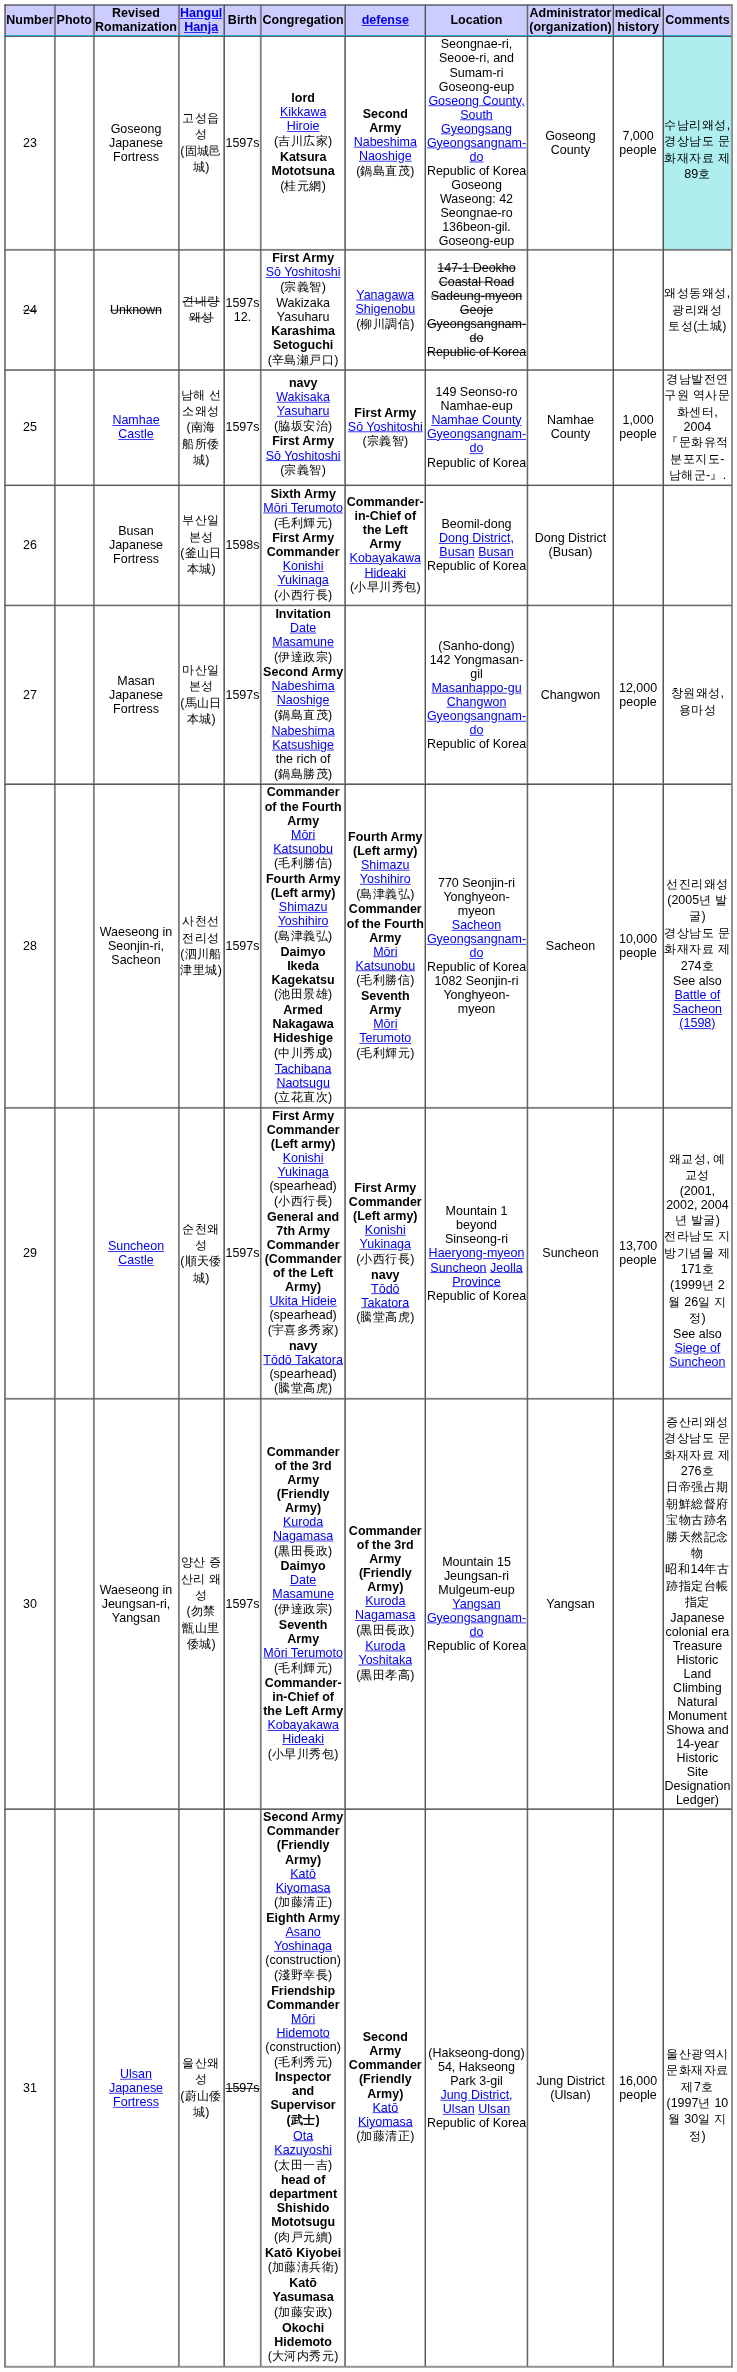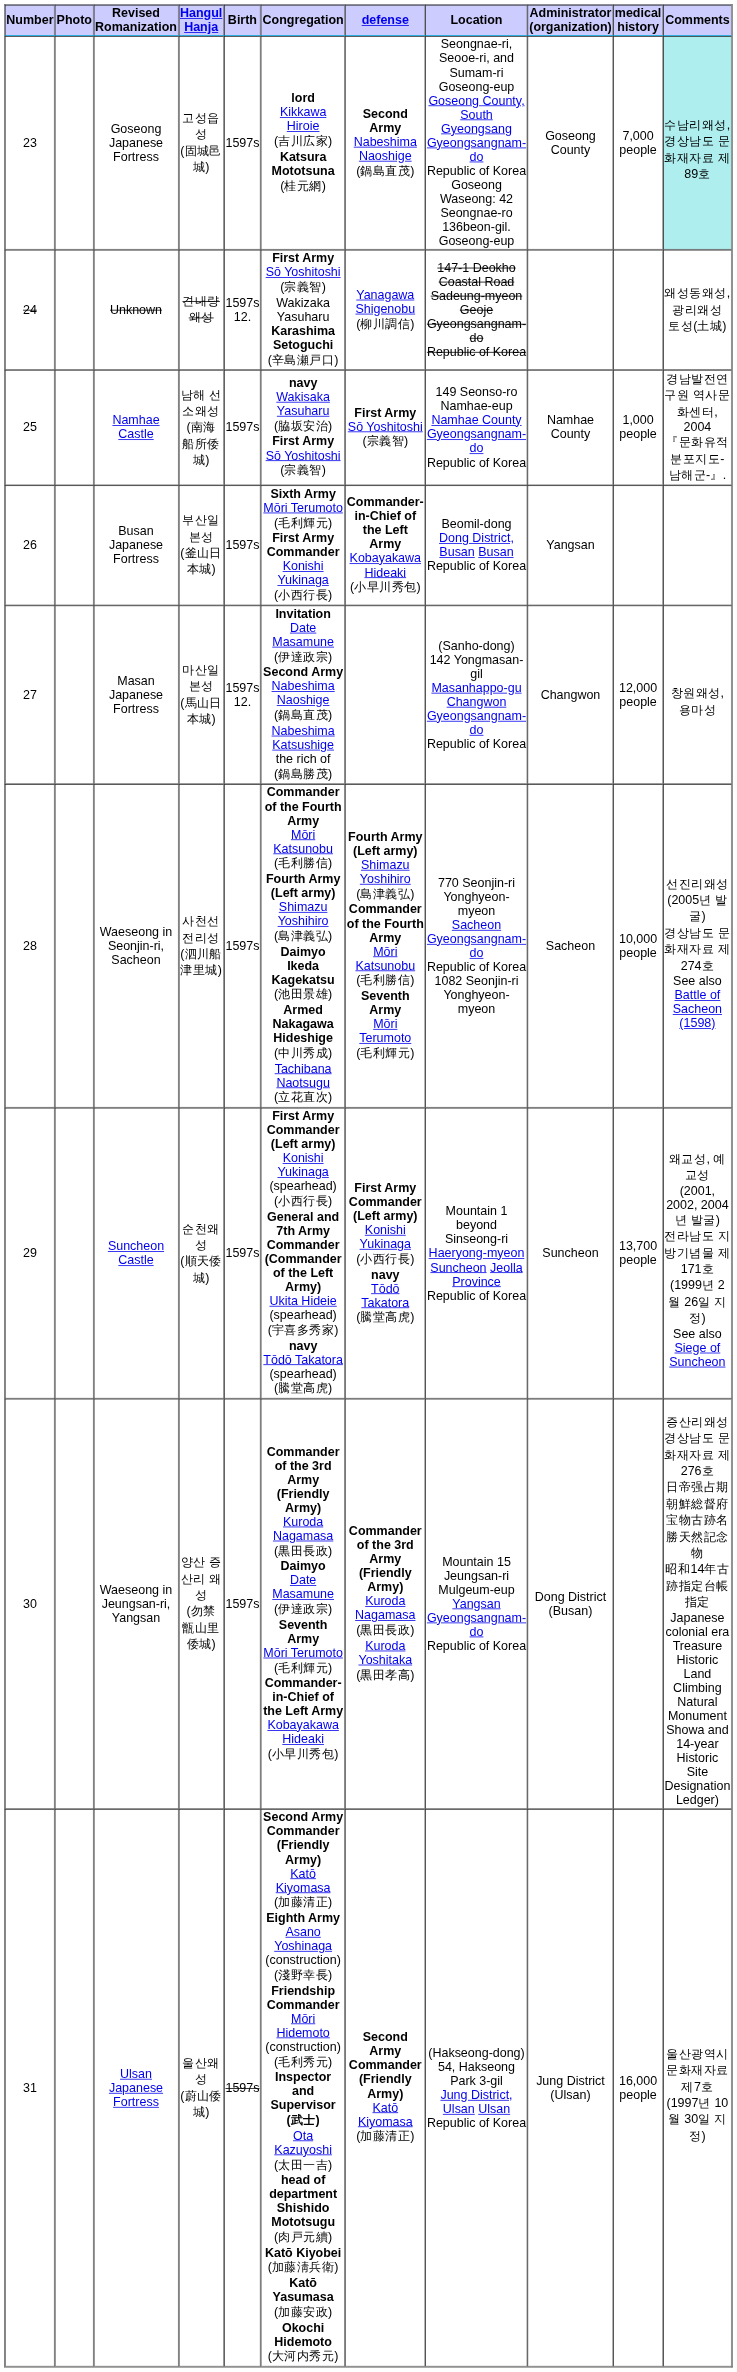(242, 545) 1598s -> (242, 545) 1597s
(570, 545) Dong District (Busan) -> (570, 545) Yangsan
(242, 694) 1597s -> (242, 694) 1597s 12.
(570, 1603) Yangsan -> (570, 1603) Dong District (Busan)
